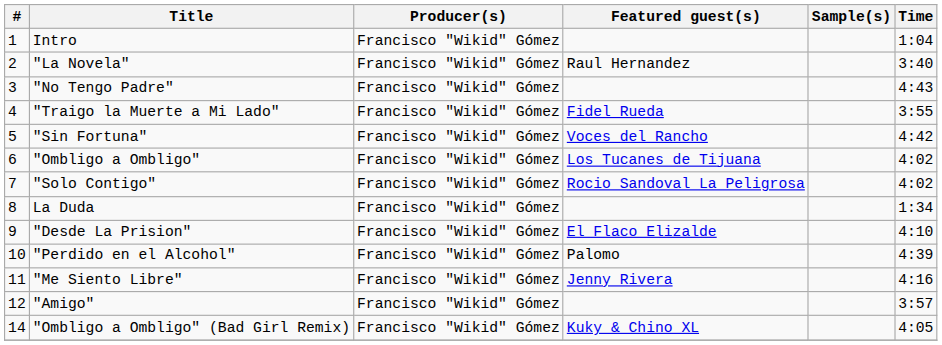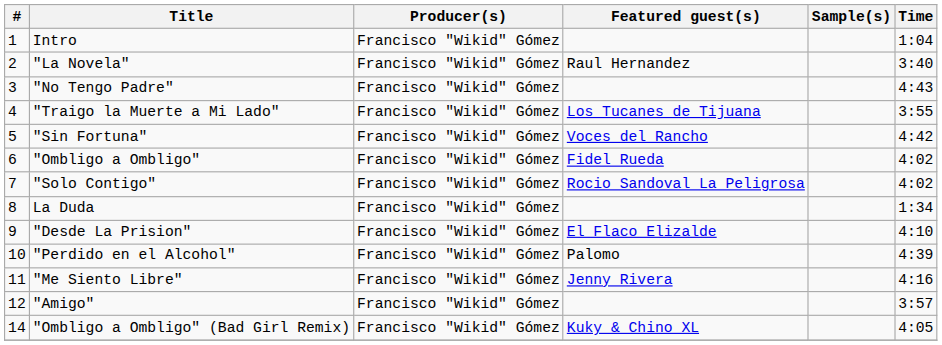(615, 112) Fidel Rueda -> (664, 112) Los Tucanes de Tijuana
(664, 160) Los Tucanes de Tijuana -> (615, 160) Fidel Rueda
